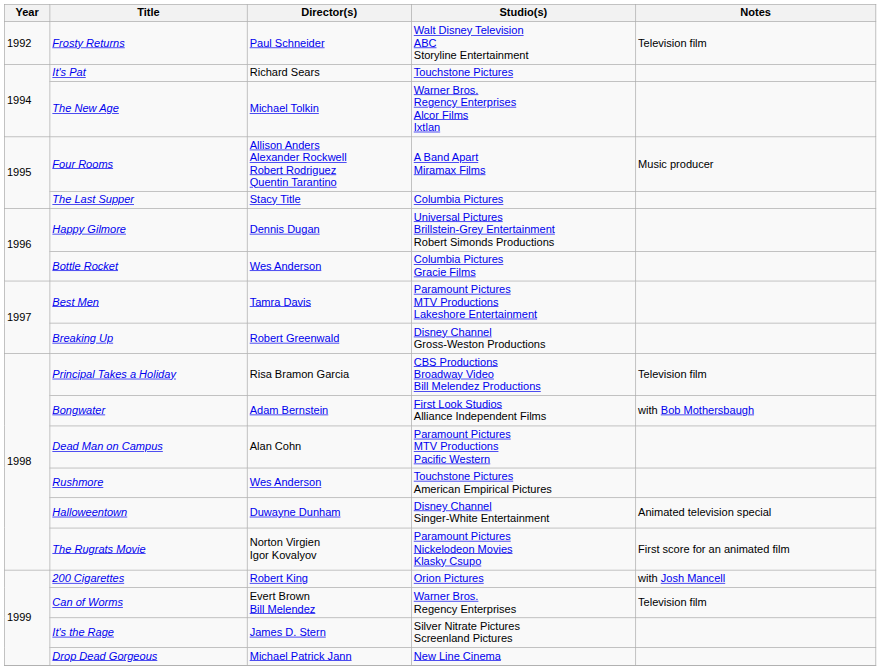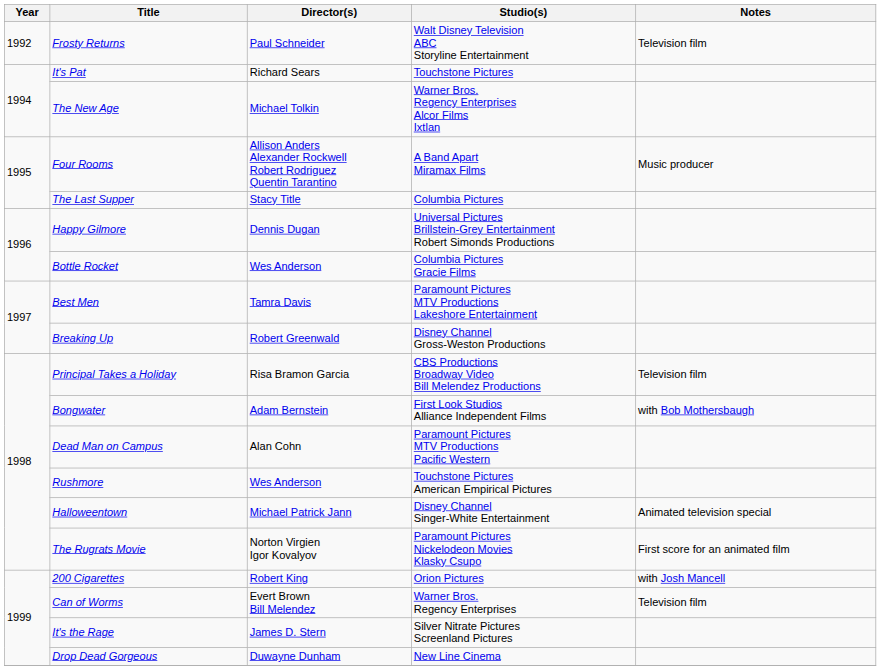(295, 512) Duwayne Dunham -> (301, 512) Michael Patrick Jann
(301, 656) Michael Patrick Jann -> (295, 656) Duwayne Dunham
